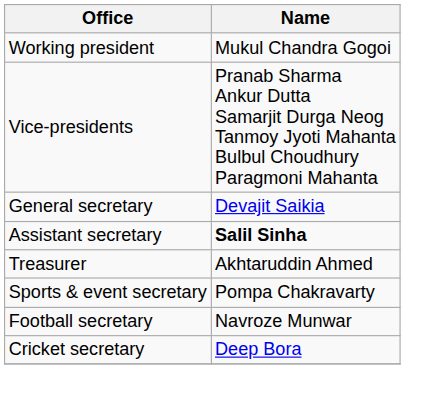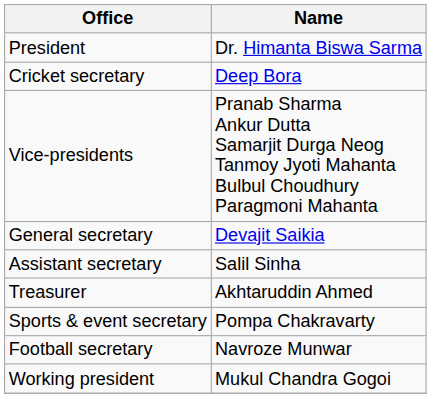+ row: (47, 47)
rows swapped: (81, 47) <-> (77, 349)
(261, 235) bold -> (258, 263) normal
